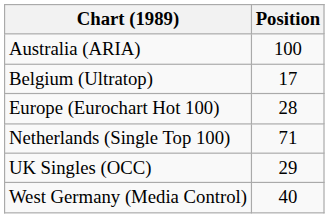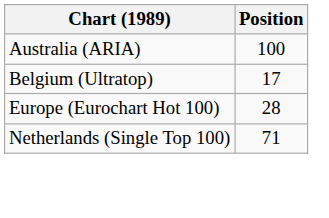- row: (80, 167)
- row: (128, 197)
